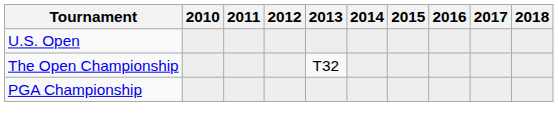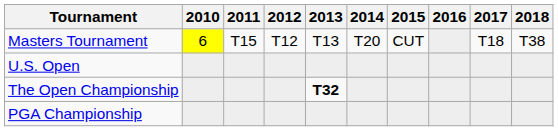+ row: (78, 41)
(326, 65) normal -> (326, 90) bold
